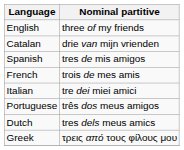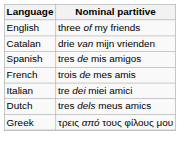- row: (32, 106)
